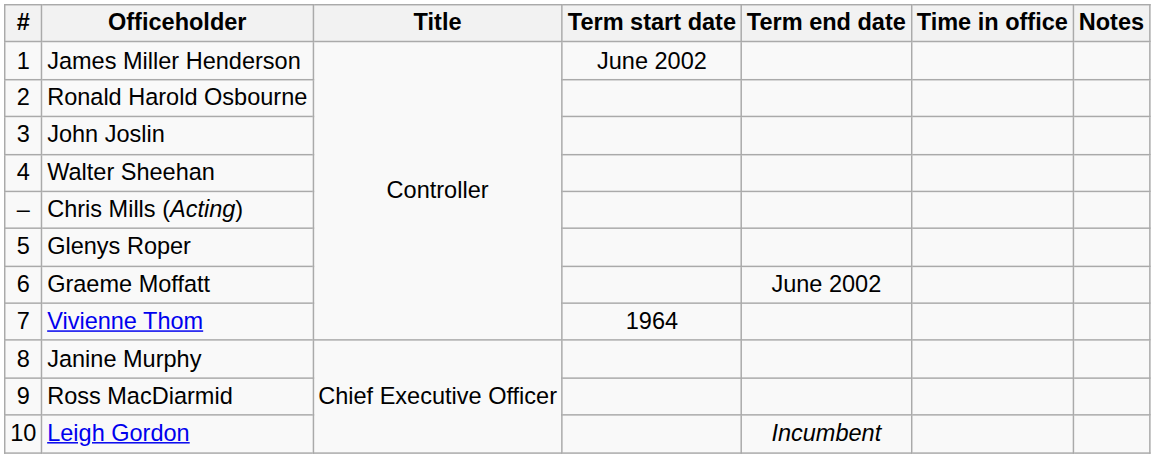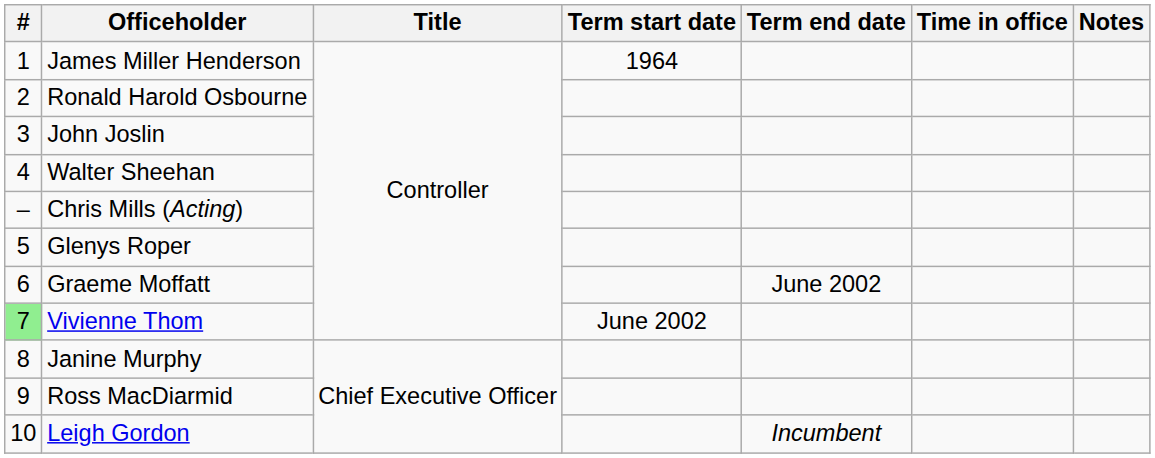(652, 60) June 2002 -> (652, 60) 1964
(23, 321) no background -> (23, 321) lightgreen background
(652, 321) 1964 -> (652, 321) June 2002
